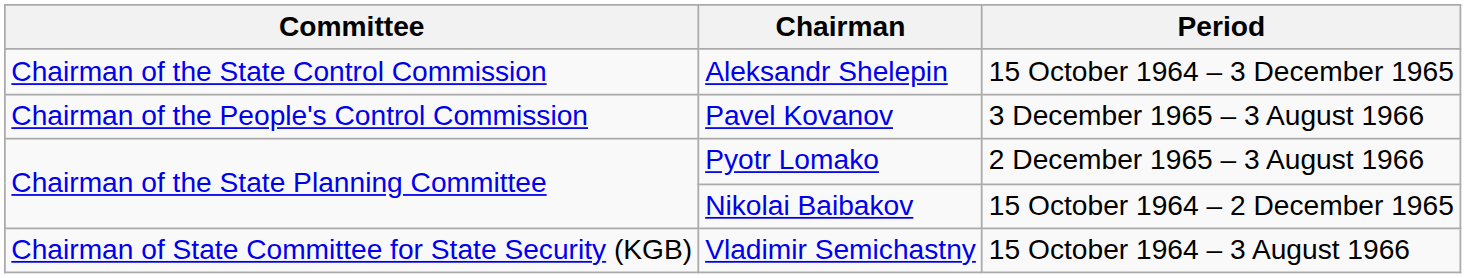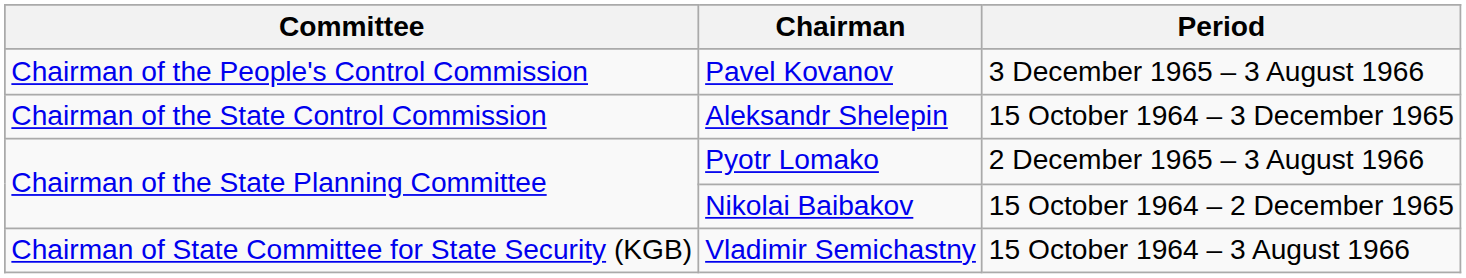rows swapped: (826, 71) <-> (799, 116)
